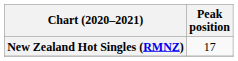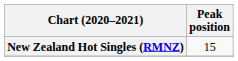(210, 46) 17 -> (210, 46) 15
